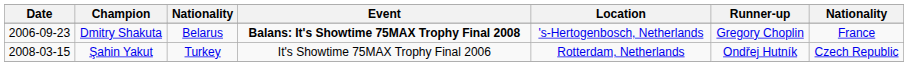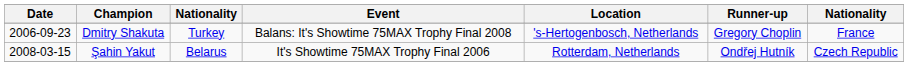(203, 33) Belarus -> (206, 33) Turkey
(384, 33) bold -> (383, 33) normal
(203, 52) Turkey -> (206, 52) Belarus
